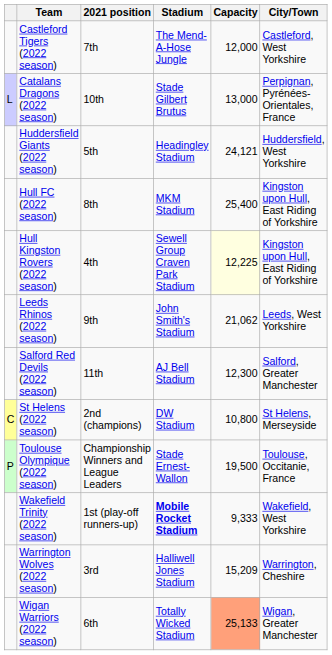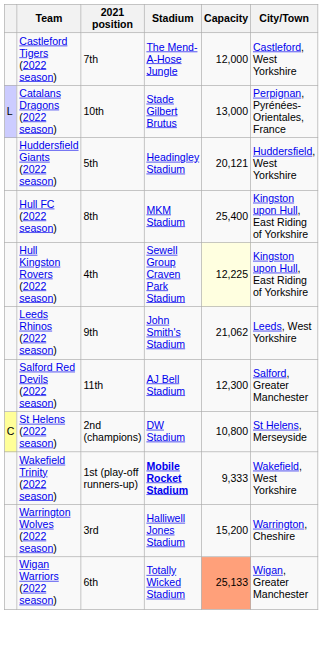(241, 152) 24,121 -> (232, 164) 20,121
- row: (45, 466)
(241, 571) 15,209 -> (232, 530) 15,200
